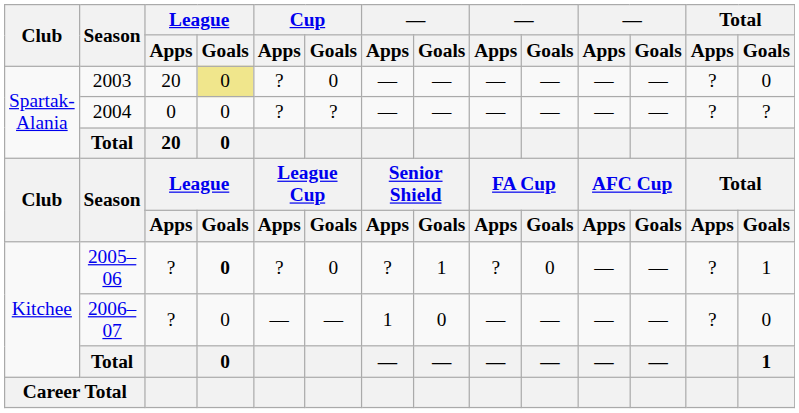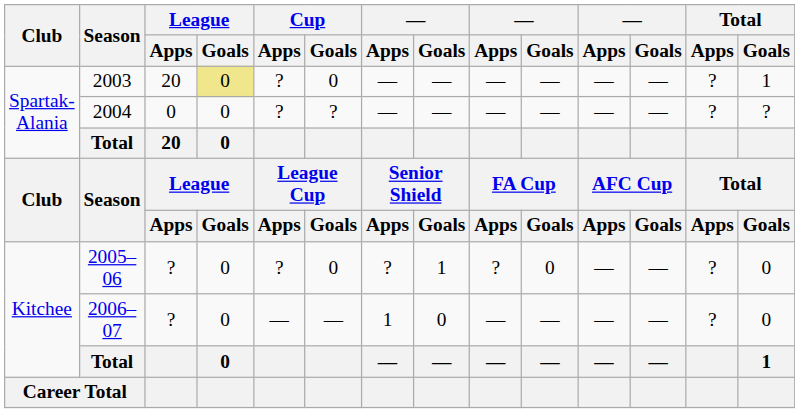(766, 81) 0 -> (766, 81) 1
(225, 267) bold -> (225, 267) normal
(766, 267) 1 -> (766, 267) 0
